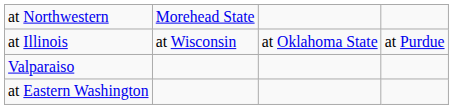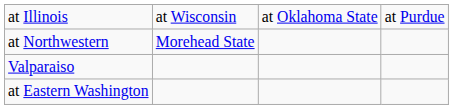rows swapped: (38, 41) <-> (58, 16)
